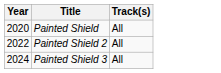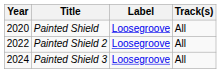+ column: (141, 12)
